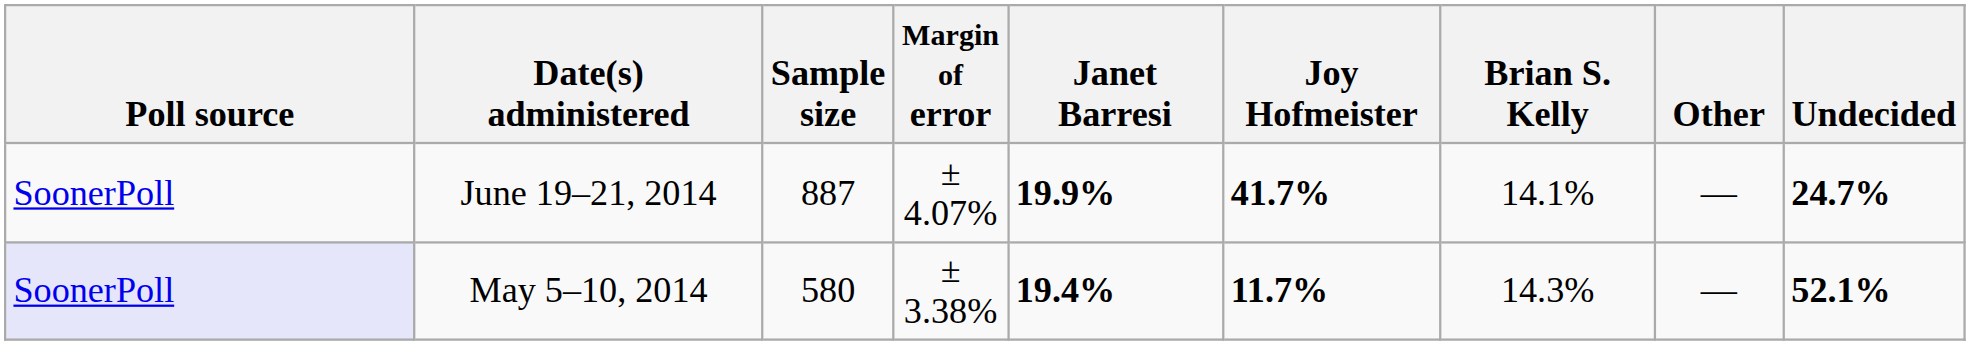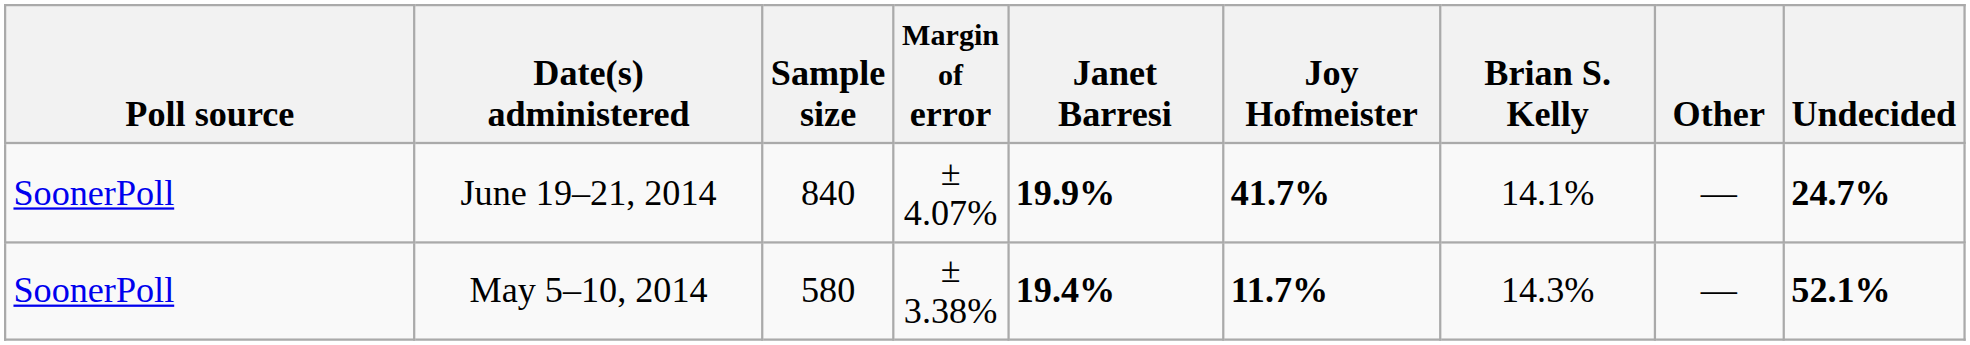(828, 192) 887 -> (828, 192) 840
(94, 290) lavender background -> (94, 290) no background
